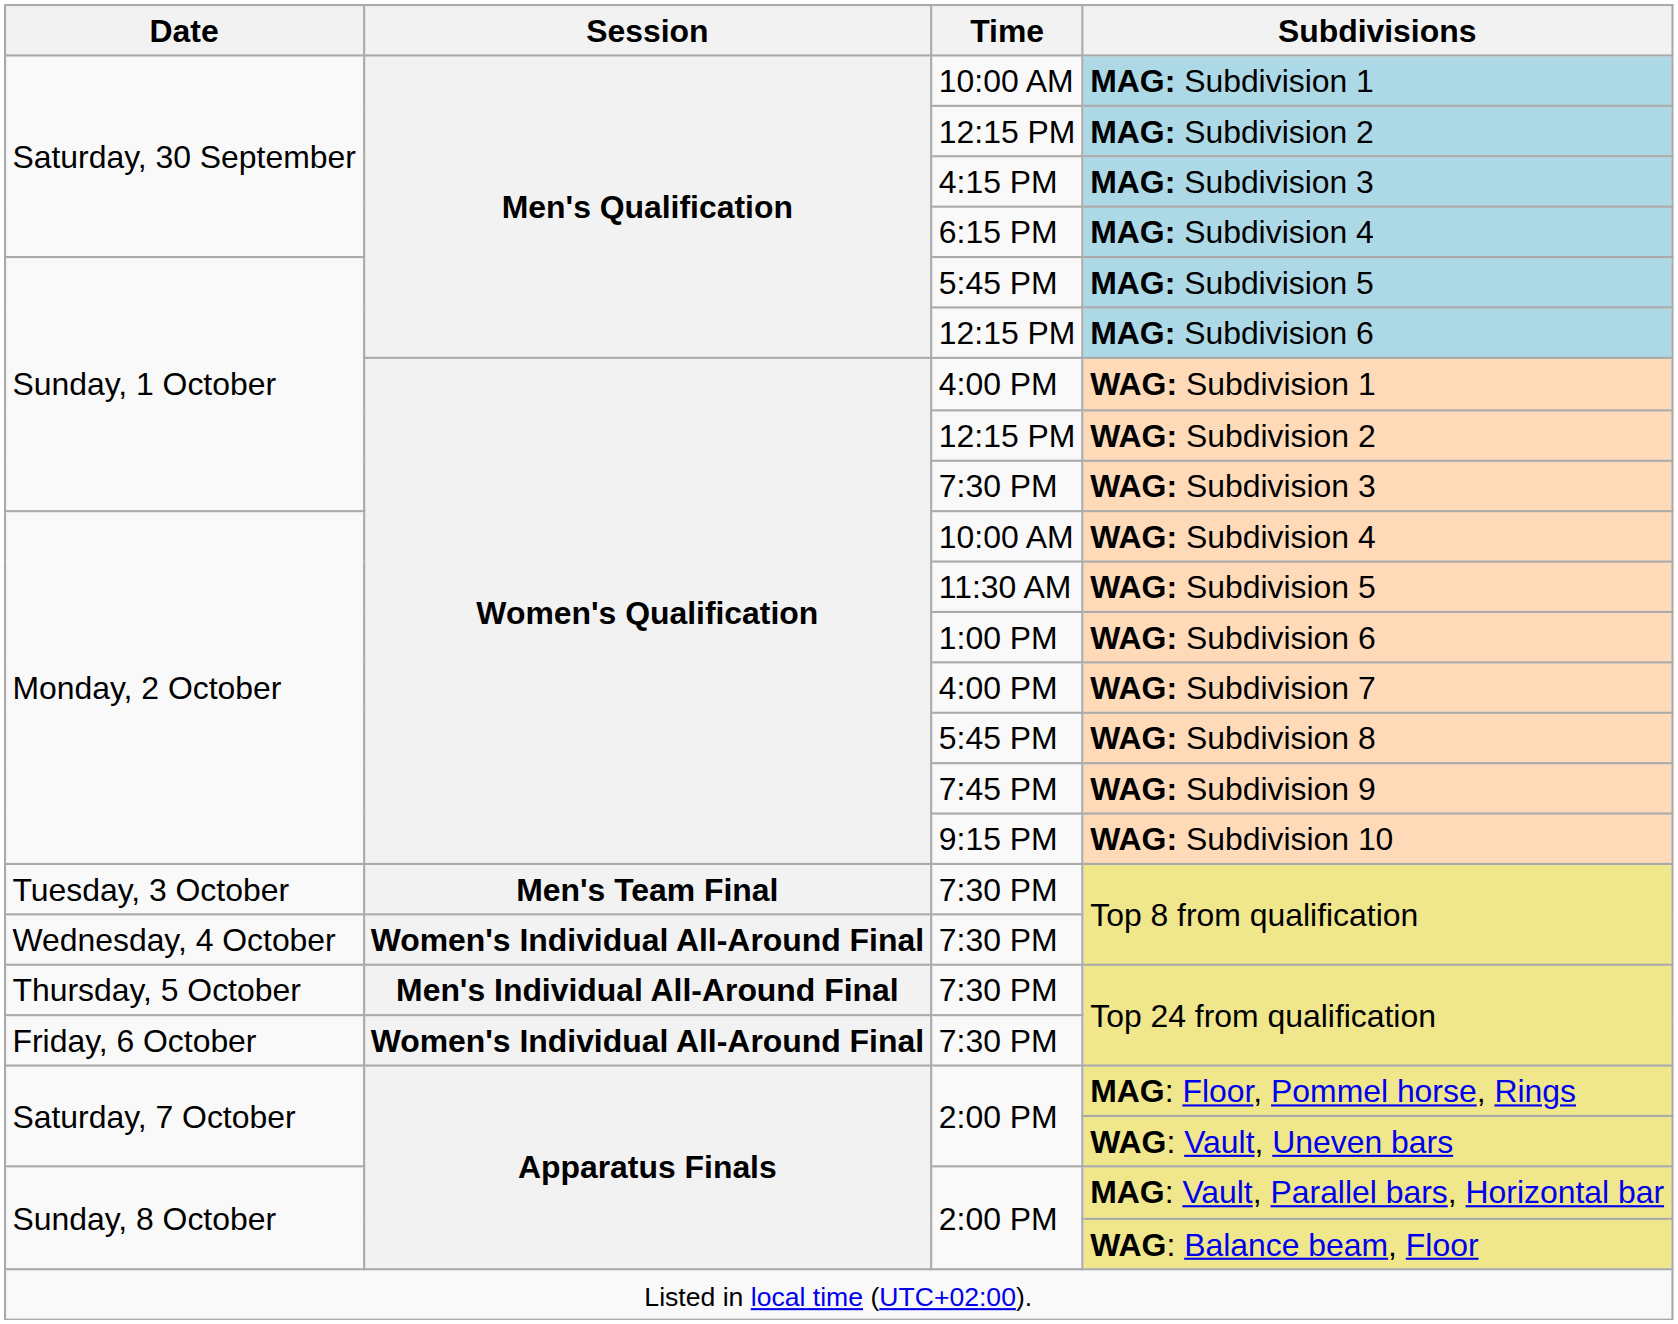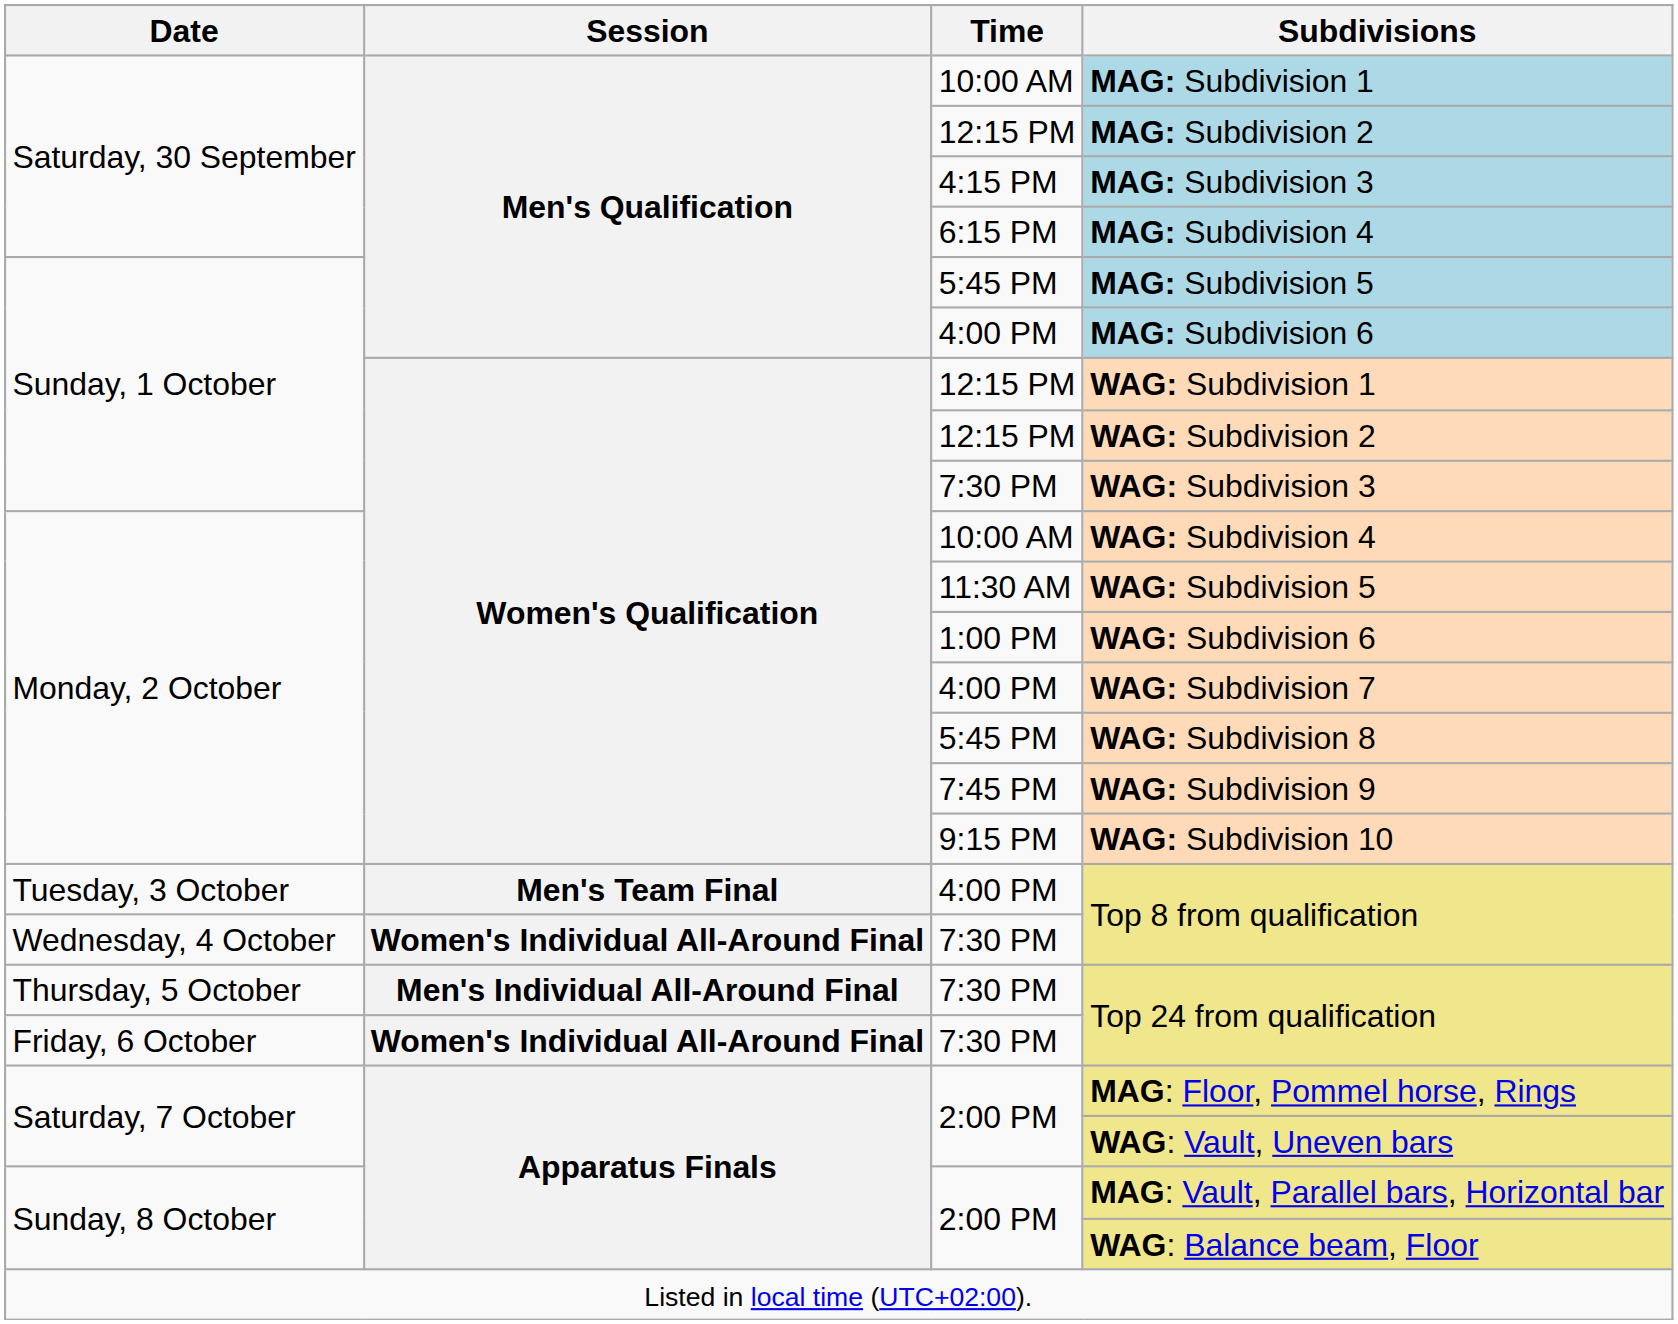(1007, 334) 12:15 PM -> (998, 334) 4:00 PM
(998, 384) 4:00 PM -> (1007, 384) 12:15 PM
(998, 890) 7:30 PM -> (998, 890) 4:00 PM
